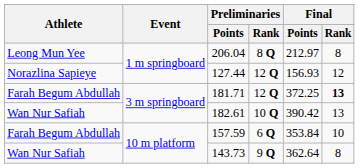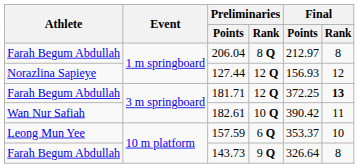(46, 53) Leong Mun Yee -> (64, 53) Farah Begum Abdullah
(338, 113) 13 -> (338, 113) 11
(64, 133) Farah Begum Abdullah -> (46, 133) Leong Mun Yee
(303, 133) 353.84 -> (303, 133) 353.37
(46, 153) Wan Nur Safiah -> (64, 153) Farah Begum Abdullah
(303, 153) 362.64 -> (303, 153) 326.64
